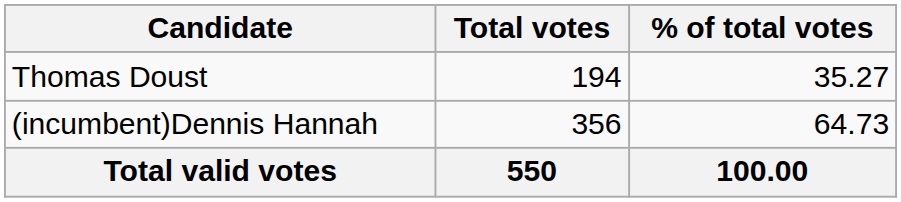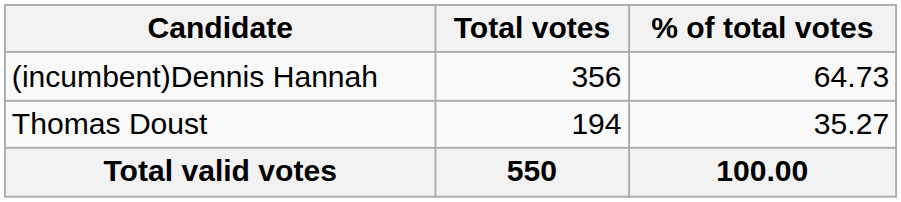rows swapped: (195, 123) <-> (110, 76)
